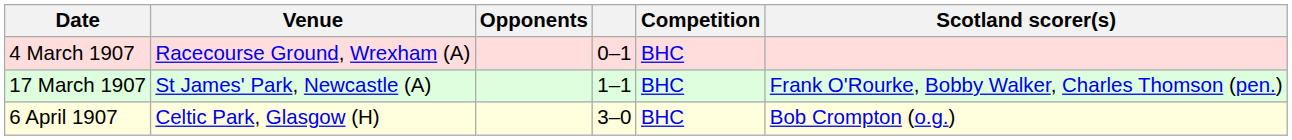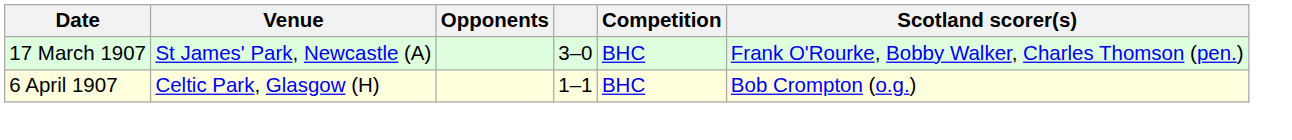- row: (72, 53)
(614, 85) 1–1 -> (575, 53) 3–0
(614, 118) 3–0 -> (575, 85) 1–1
